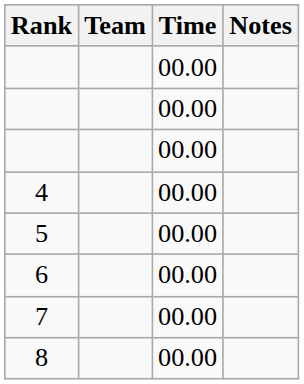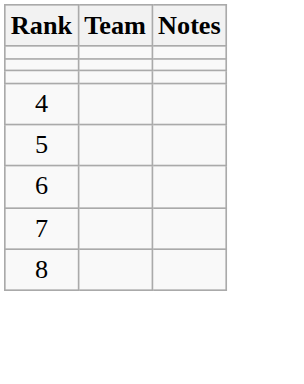- column: (188, 25)
